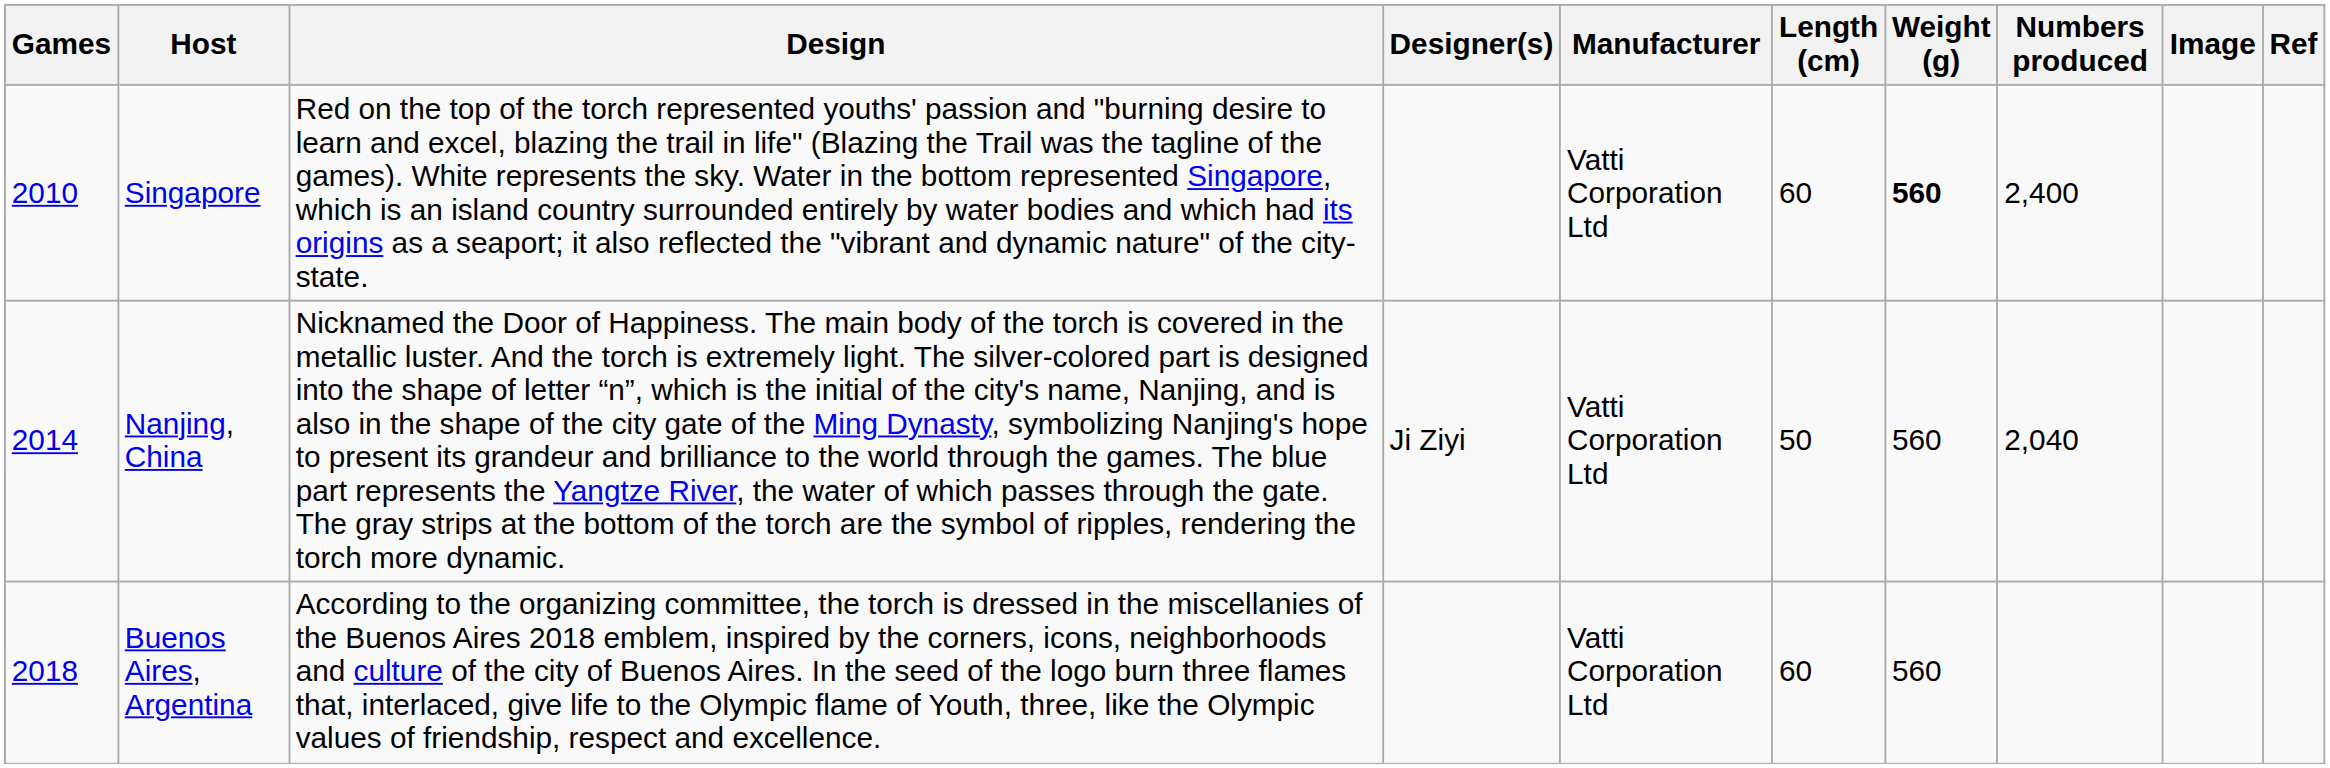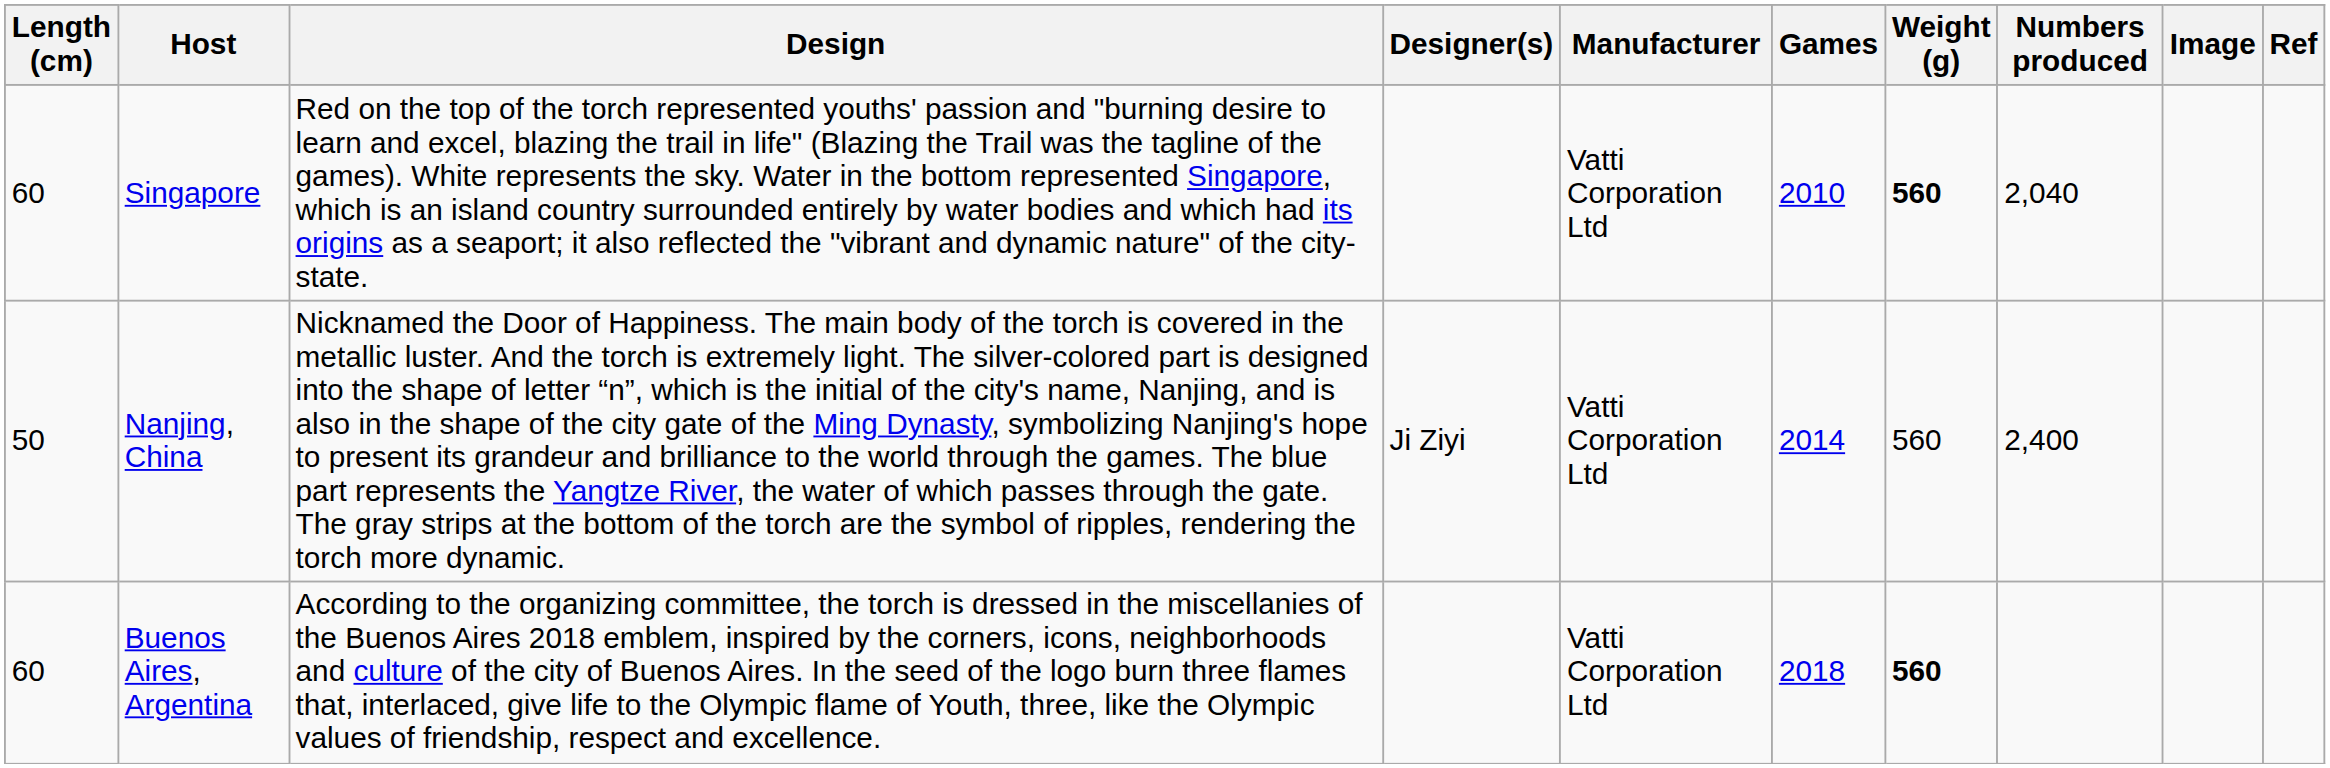columns swapped: (61, 44) <-> (1829, 44)
(2041, 192) 2,400 -> (2041, 192) 2,040
(2041, 440) 2,040 -> (2041, 440) 2,400
(1917, 671) normal -> (1917, 671) bold
